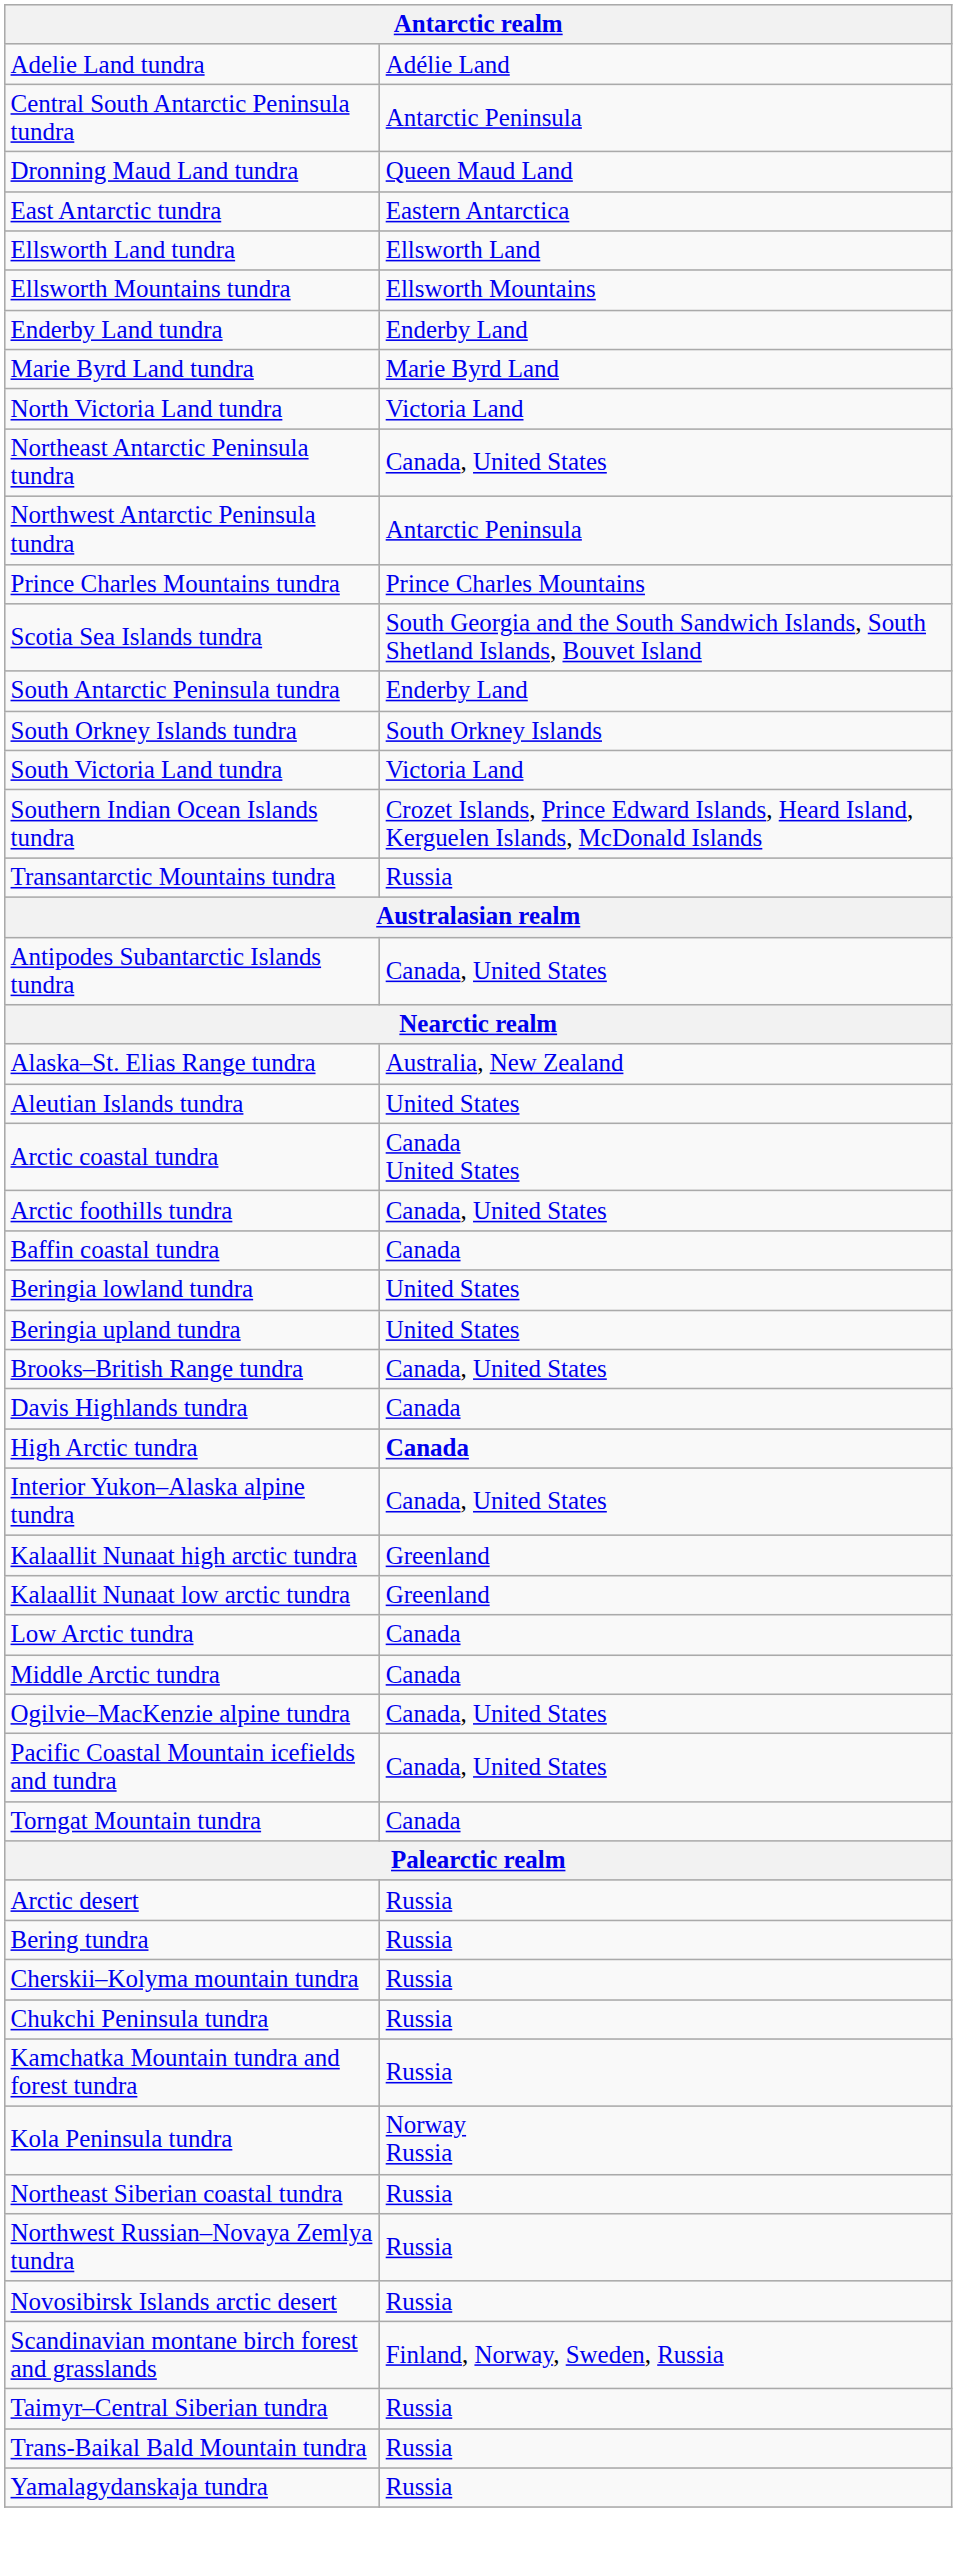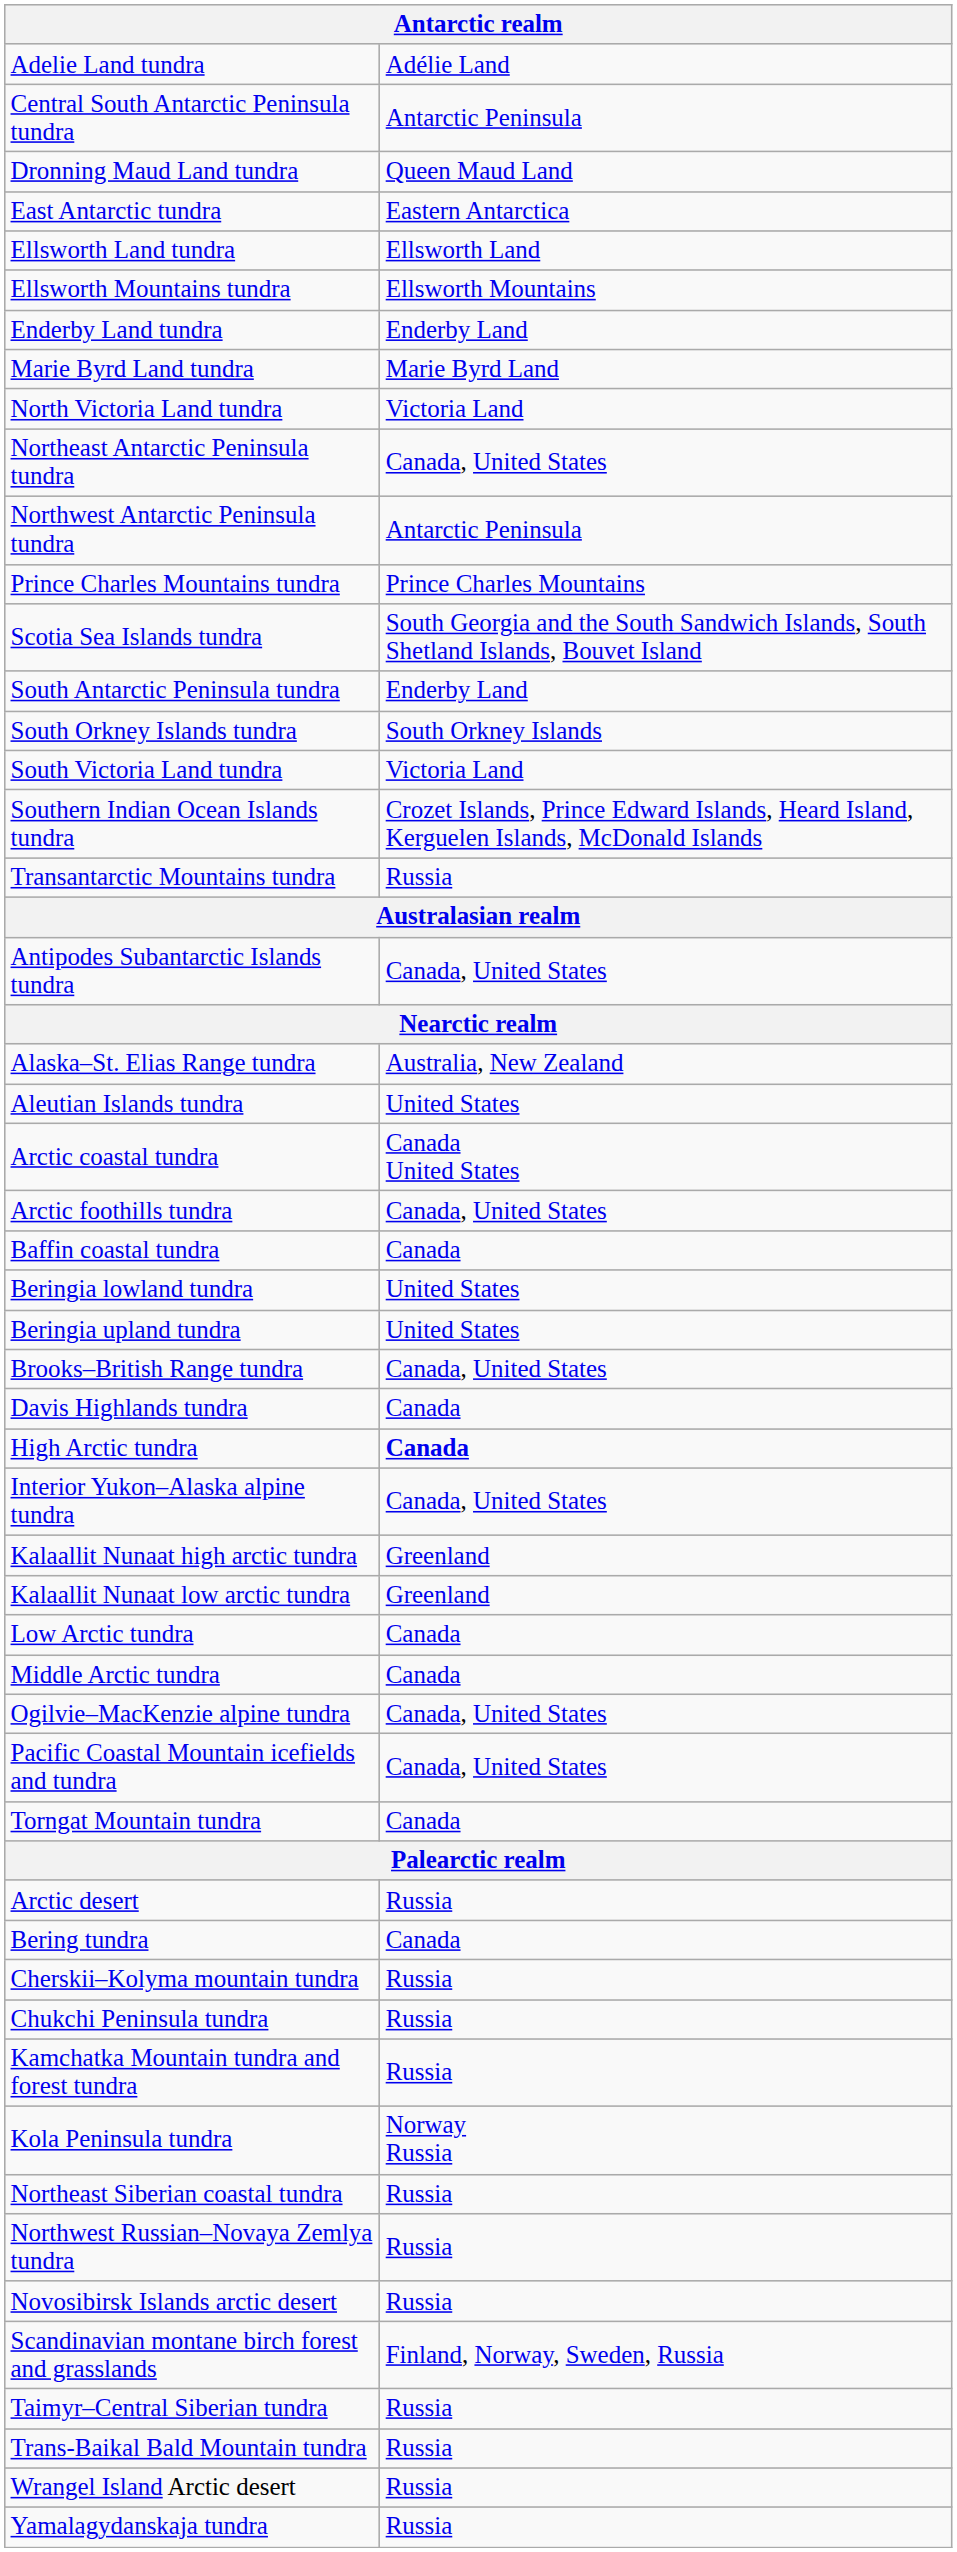(419, 1939) Russia -> (423, 1939) Canada
+ row: (153, 2487)
